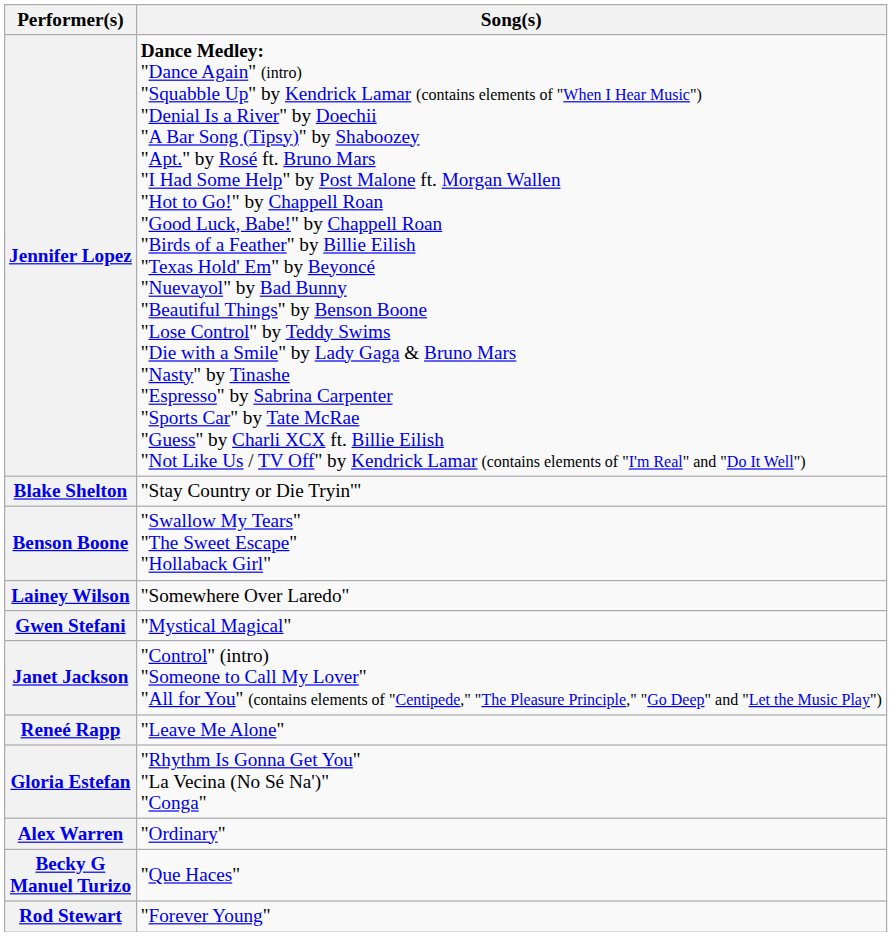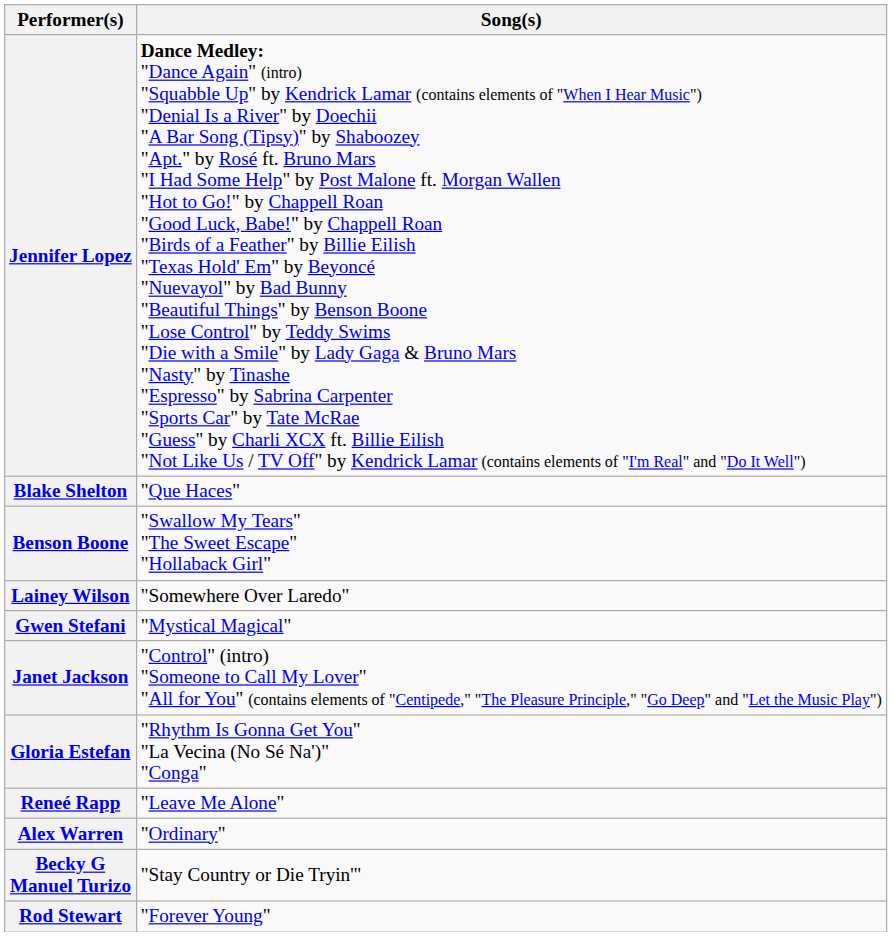(251, 491) "Stay Country or Die Tryin'" -> (190, 491) "Que Haces"
rows swapped: (70, 729) <-> (70, 781)
(190, 875) "Que Haces" -> (251, 875) "Stay Country or Die Tryin'"
